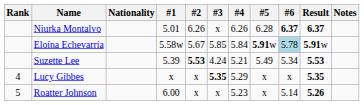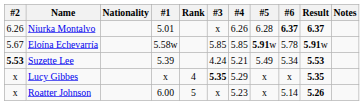columns swapped: (18, 12) <-> (196, 12)
(239, 44) 5.84 -> (239, 44) 5.85
(289, 44) lightblue background -> (289, 44) no background
